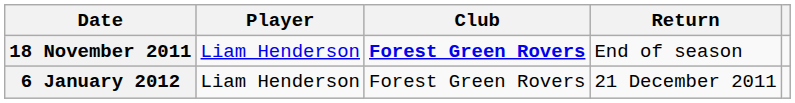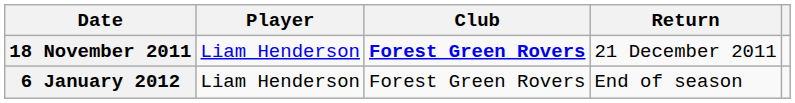(669, 51) End of season -> (686, 51) 21 December 2011
(686, 82) 21 December 2011 -> (669, 82) End of season
